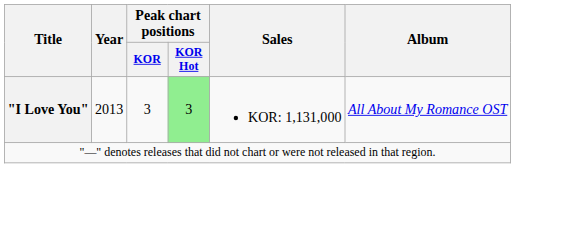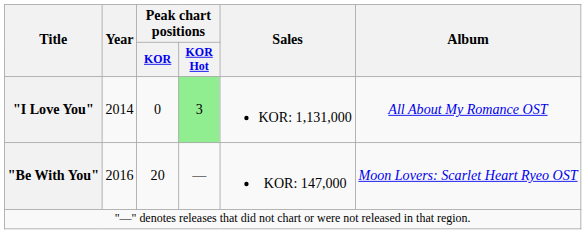(109, 109) 2013 -> (120, 109) 2014
(147, 109) 3 -> (158, 109) 0
+ row: (53, 175)
